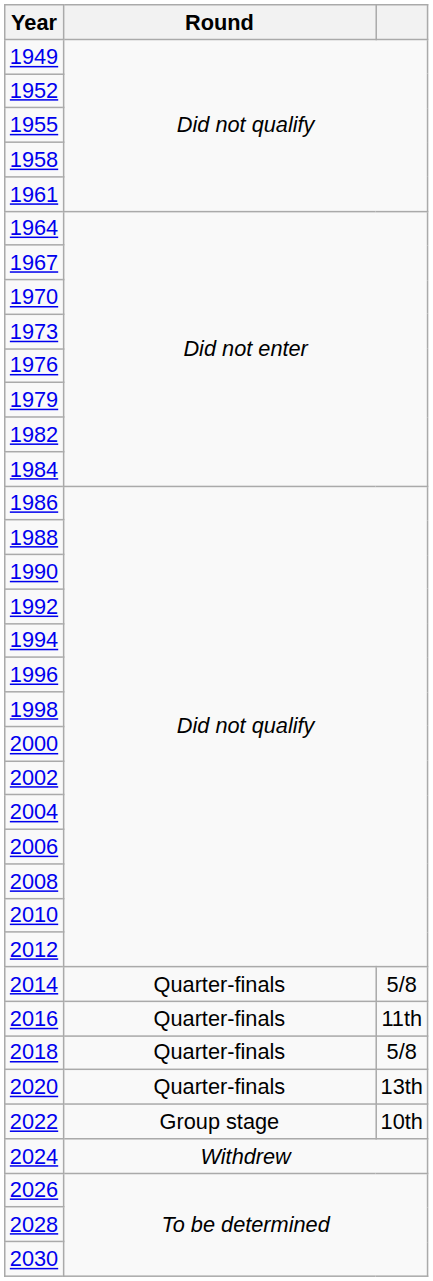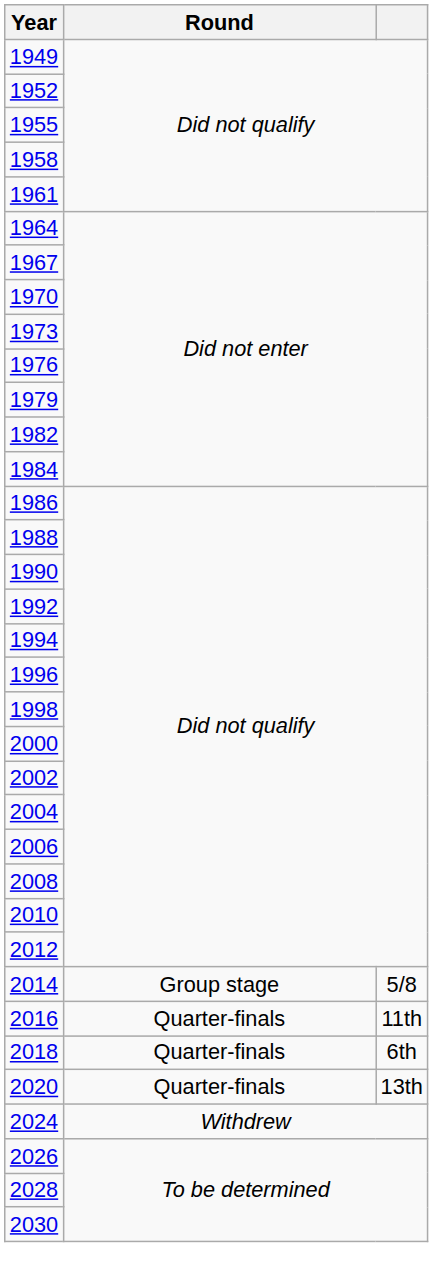(219, 984) Quarter-finals -> (219, 984) Group stage
(402, 1053) 5/8 -> (402, 1053) 6th
- row: (34, 1122)
